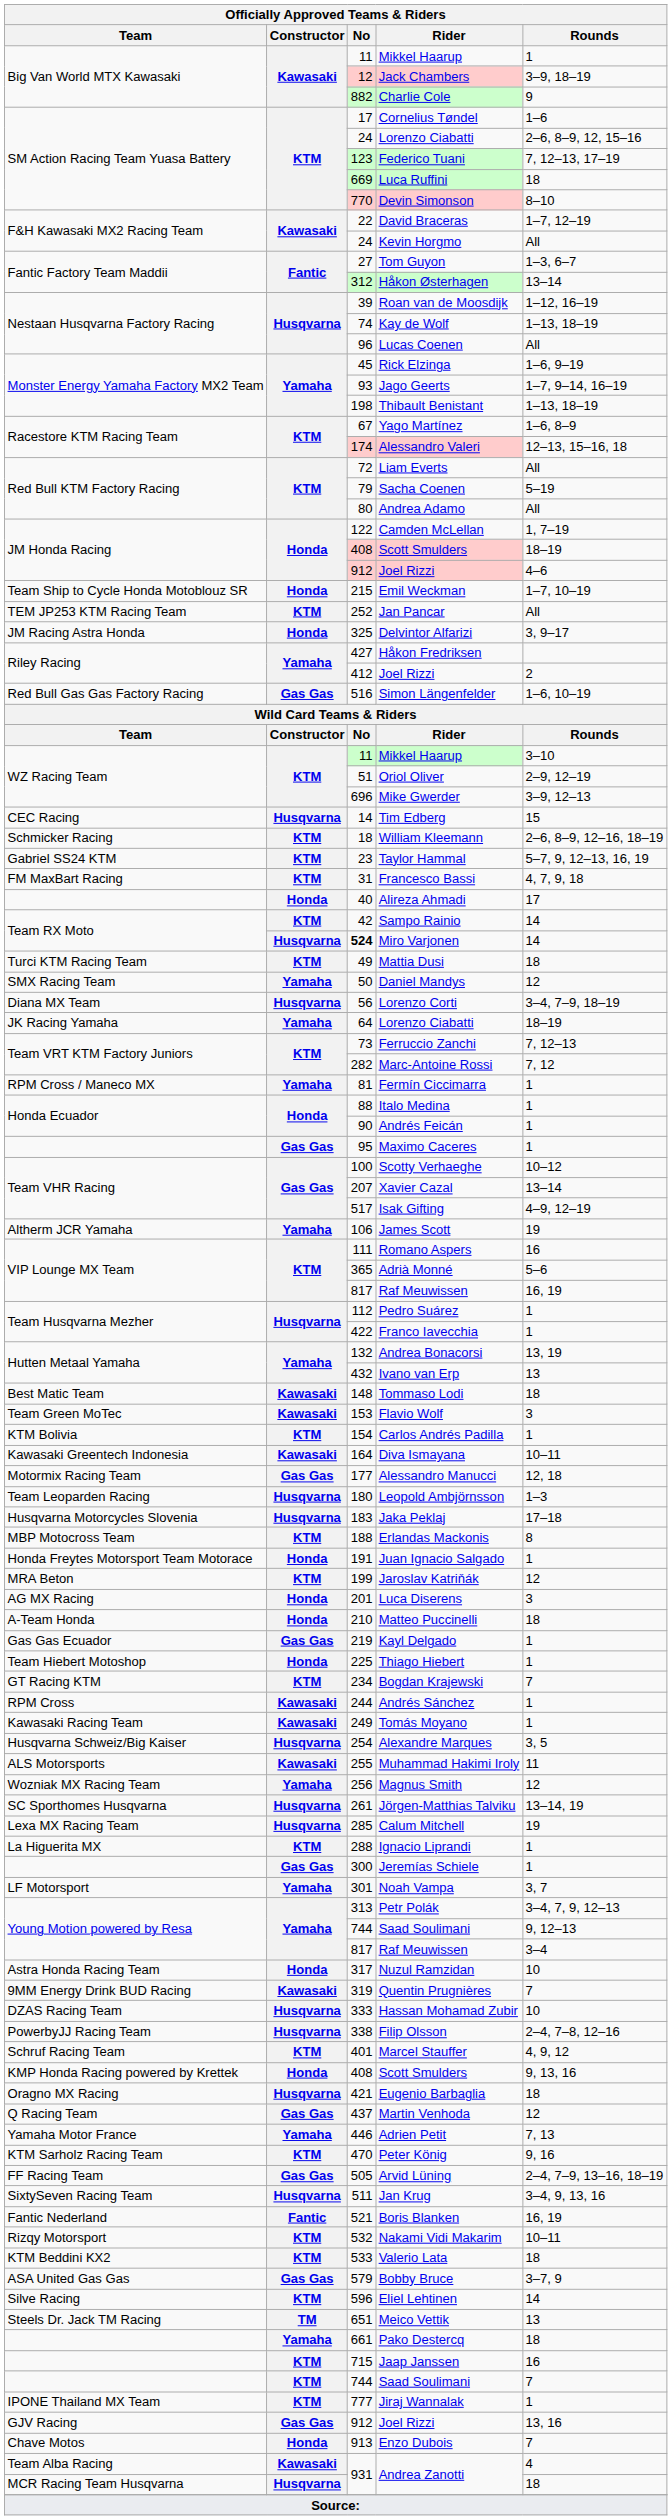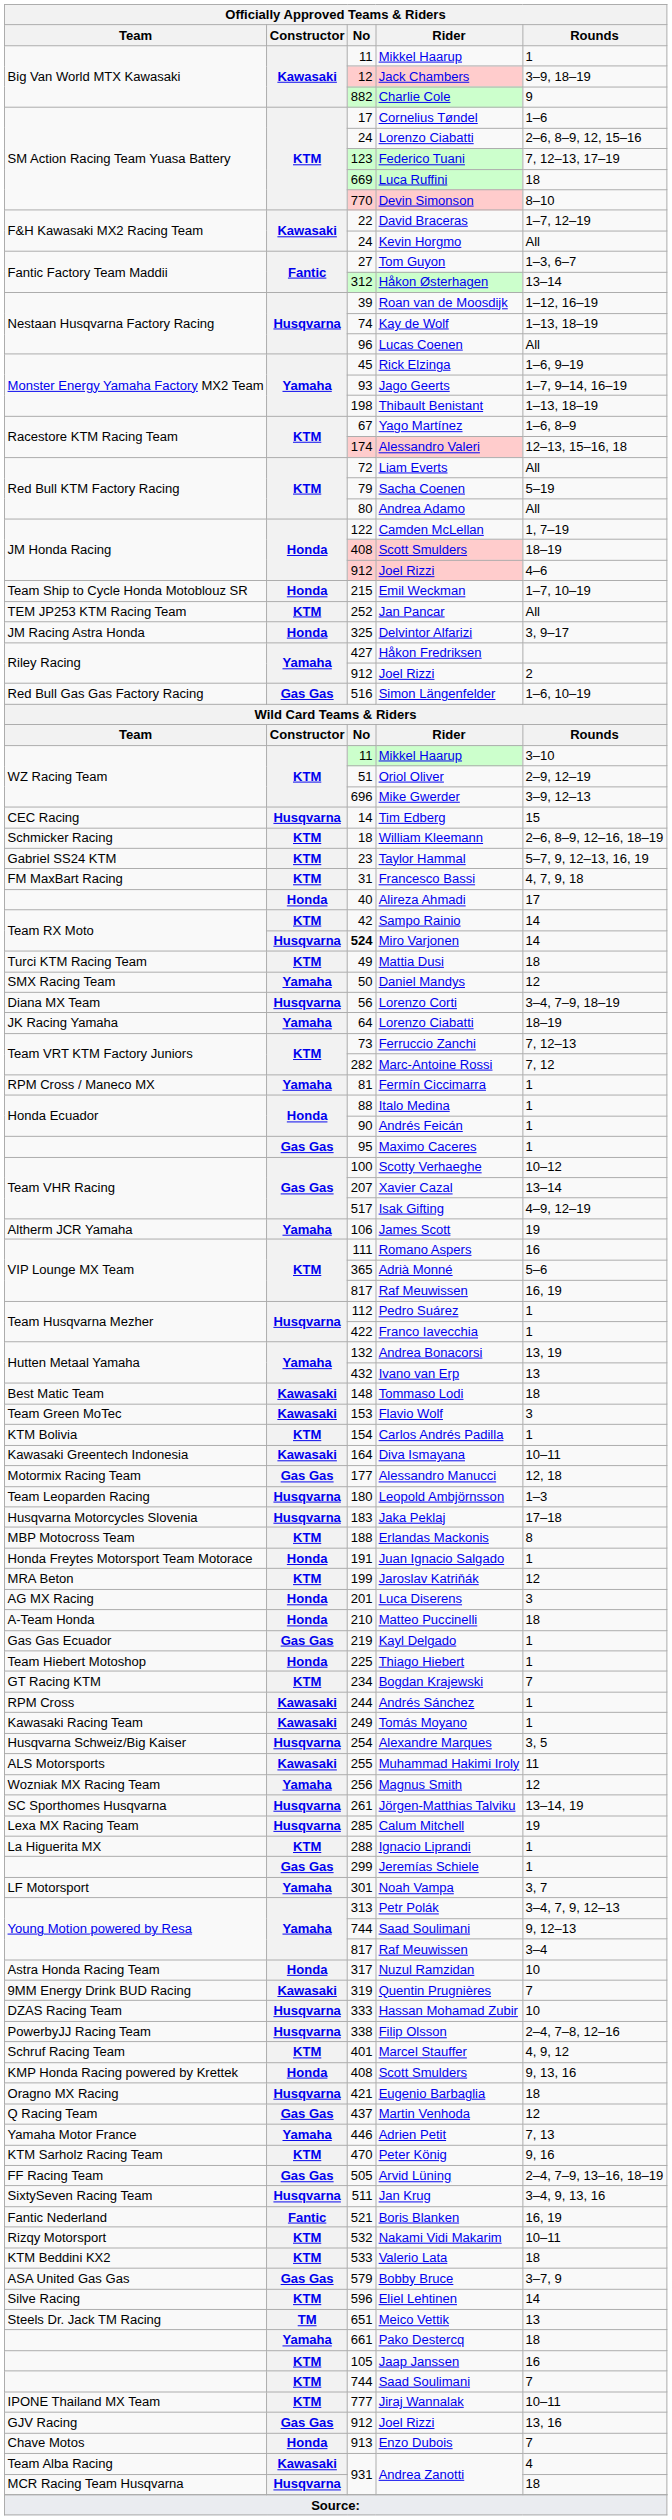(362, 673) 412 -> (362, 673) 912
(362, 1867) 300 -> (362, 1867) 299
(362, 2360) 715 -> (362, 2360) 105
(529, 2402) 1 -> (543, 2402) 10–11
